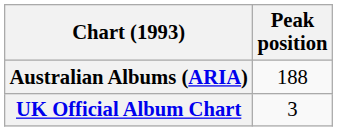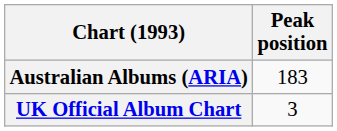(292, 76) 188 -> (292, 76) 183
